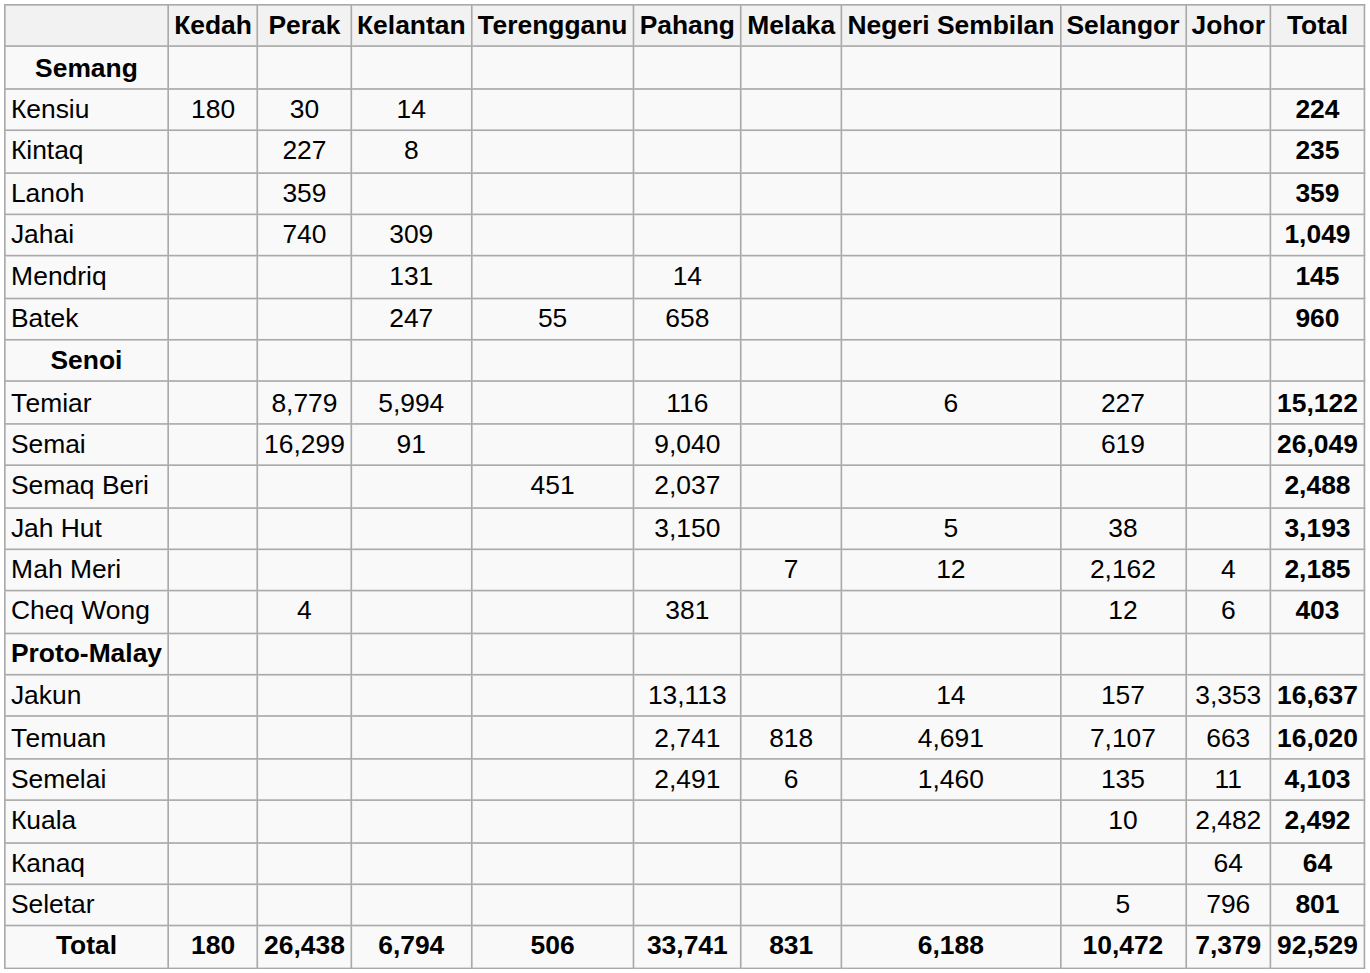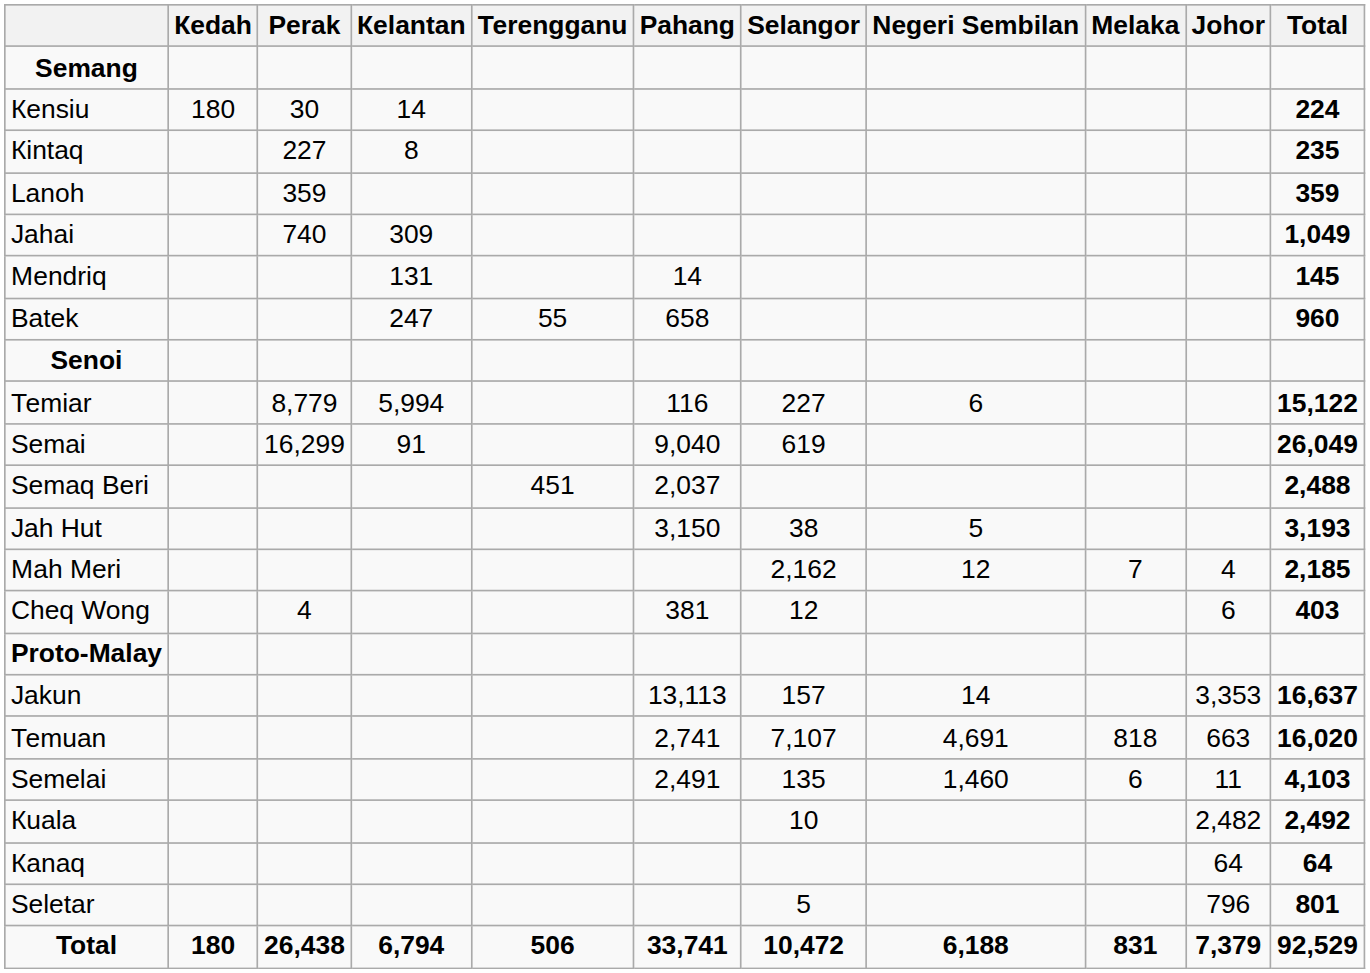columns swapped: (1123, 25) <-> (791, 25)
